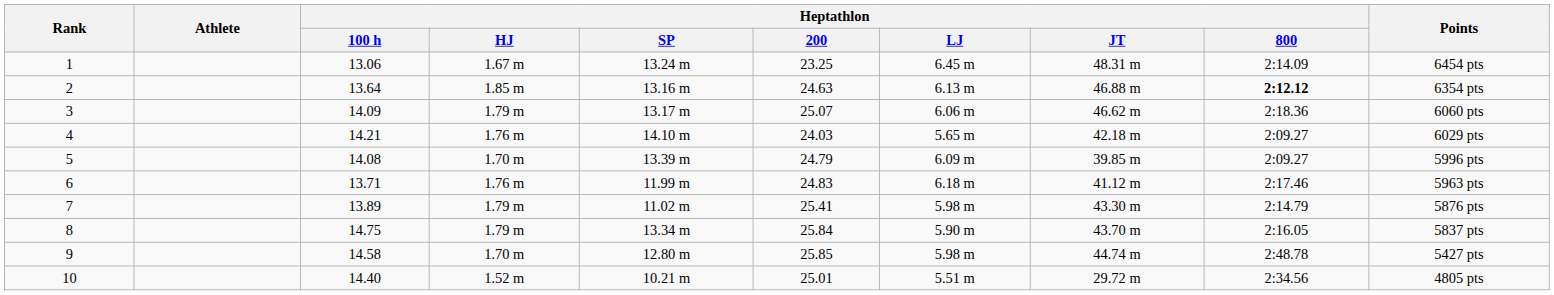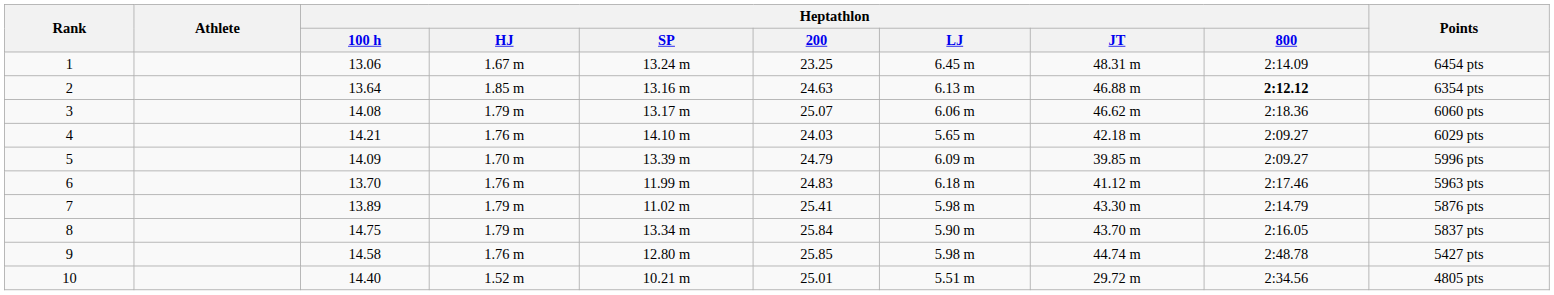(365, 111) 14.09 -> (365, 111) 14.08
(365, 158) 14.08 -> (365, 158) 14.09
(365, 182) 13.71 -> (365, 182) 13.70
(504, 254) 1.70 m -> (504, 254) 1.76 m
